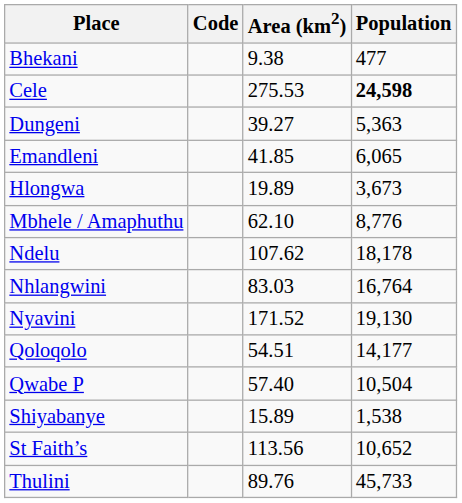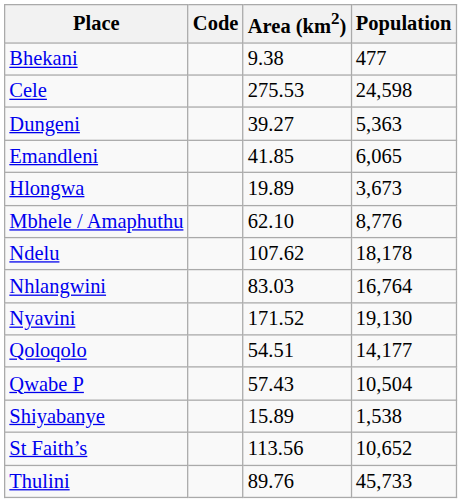(384, 91) bold -> (384, 91) normal
(271, 383) 57.40 -> (271, 383) 57.43
